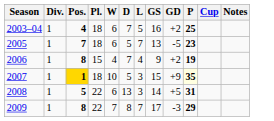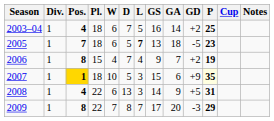+ column: (173, 12)
(140, 44) normal -> (140, 44) bold
(83, 92) 5 -> (83, 92) 4
